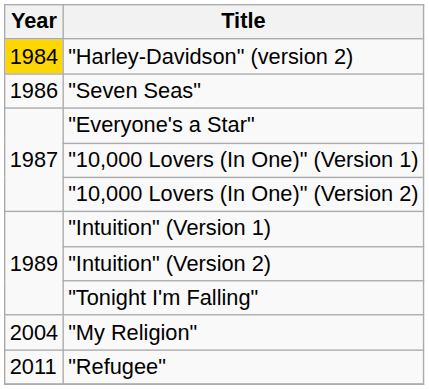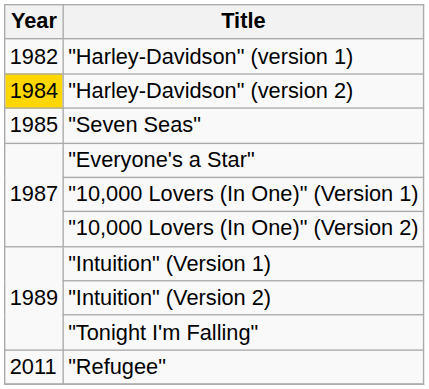+ row: (211, 56)
(34, 90) 1986 -> (34, 125) 1985
- row: (133, 332)
